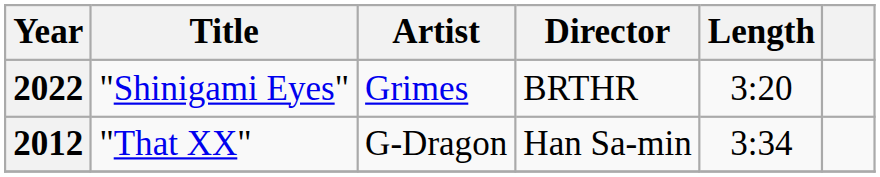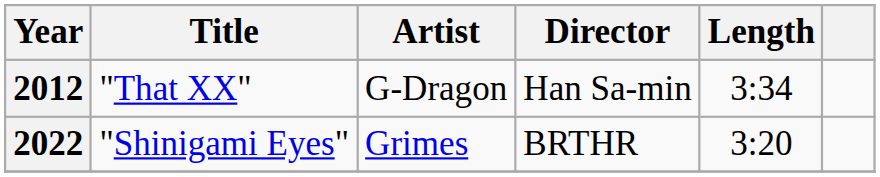rows swapped: (48, 143) <-> (48, 87)
